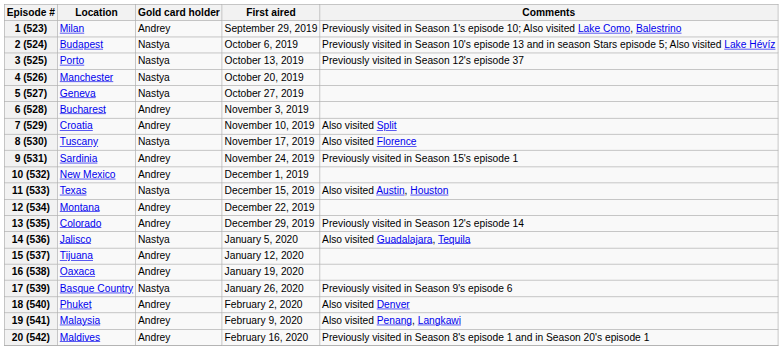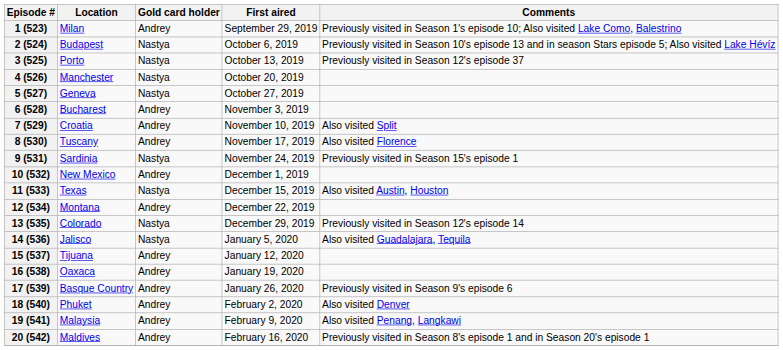(154, 142) Nastya -> (154, 142) Andrey
(154, 158) Andrey -> (154, 158) Nastya
(154, 223) Andrey -> (154, 223) Nastya
(154, 288) Nastya -> (154, 288) Andrey
